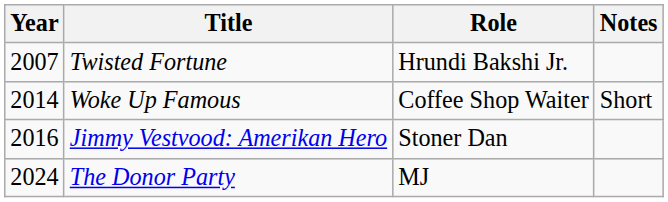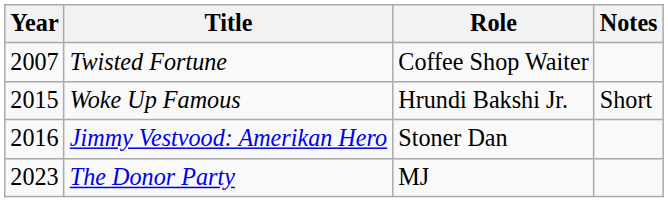(483, 61) Hrundi Bakshi Jr. -> (493, 61) Coffee Shop Waiter
(34, 100) 2014 -> (34, 100) 2015
(493, 100) Coffee Shop Waiter -> (483, 100) Hrundi Bakshi Jr.
(34, 176) 2024 -> (34, 176) 2023
